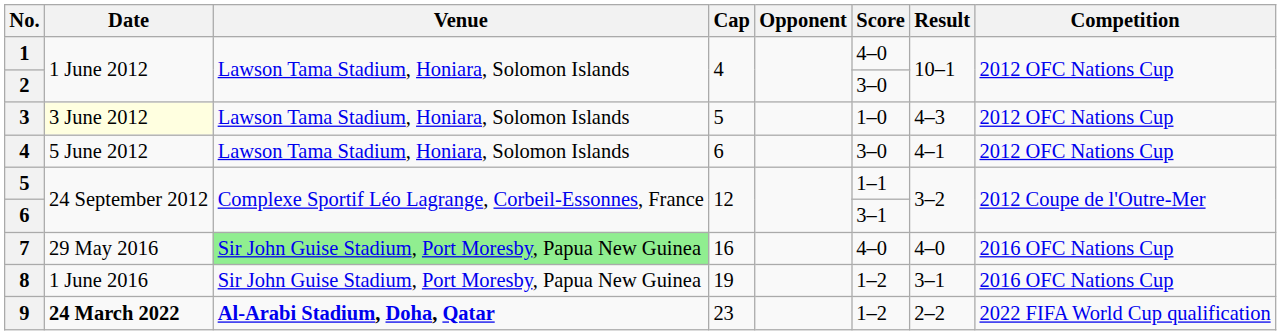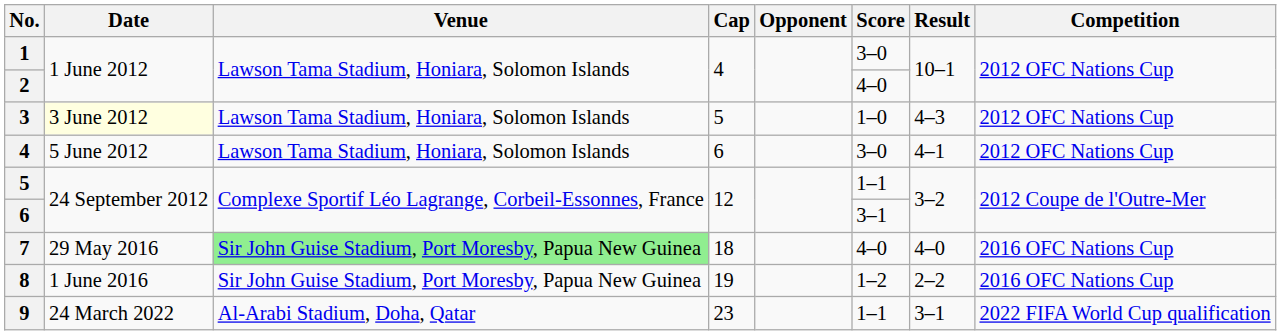(872, 53) 4–0 -> (872, 53) 3–0
(872, 85) 3–0 -> (872, 85) 4–0
(724, 248) 16 -> (724, 248) 18
(930, 280) 3–1 -> (930, 280) 2–2
(114, 313) bold -> (112, 313) normal
(356, 313) bold -> (346, 313) normal
(872, 313) 1–2 -> (872, 313) 1–1
(930, 313) 2–2 -> (930, 313) 3–1
